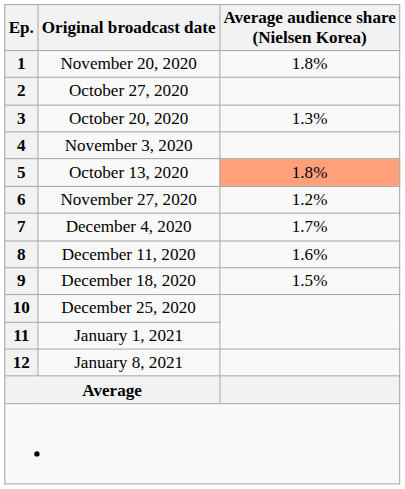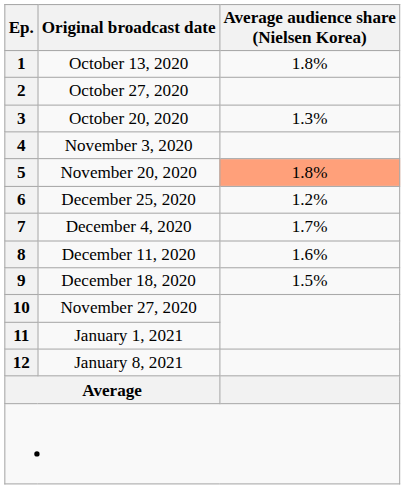(129, 63) November 20, 2020 -> (129, 63) October 13, 2020
(129, 172) October 13, 2020 -> (129, 172) November 20, 2020
(129, 199) November 27, 2020 -> (129, 199) December 25, 2020
(129, 308) December 25, 2020 -> (129, 308) November 27, 2020
